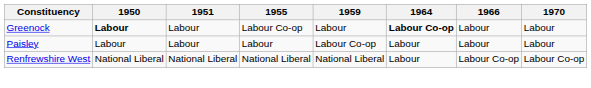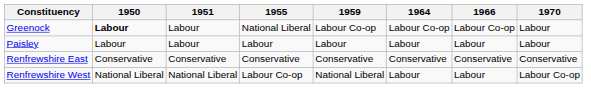(272, 28) Labour Co-op -> (276, 28) National Liberal
(331, 28) Labour -> (346, 28) Labour Co-op
(421, 28) bold -> (419, 28) normal
(474, 28) Labour -> (484, 28) Labour Co-op
(346, 43) Labour Co-op -> (331, 43) Labour
+ row: (47, 59)
(276, 59) National Liberal -> (272, 75) Labour Co-op
(489, 59) Labour Co-op -> (469, 75) Labour
